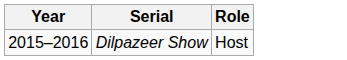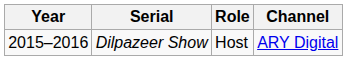+ column: (298, 17)
